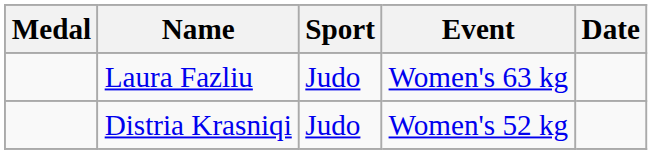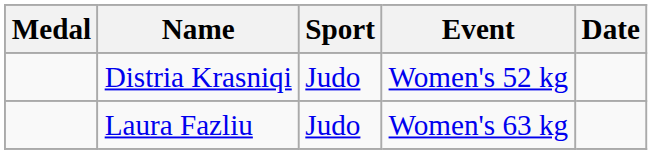rows swapped: (198, 124) <-> (179, 76)
